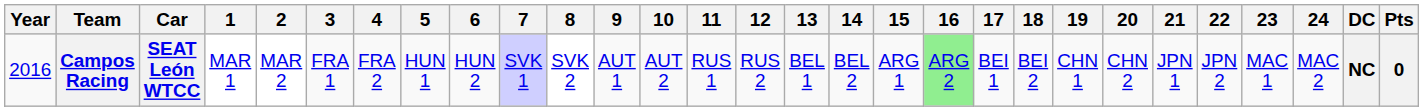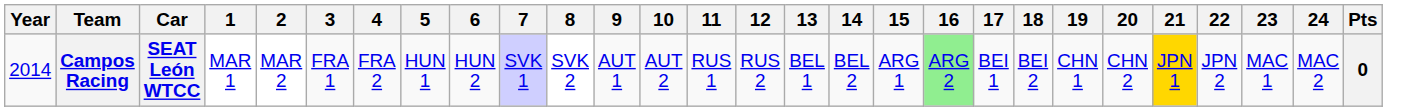- column: (1362, 19)
(30, 70) 2016 -> (30, 70) 2014
(1175, 70) no background -> (1175, 70) gold background
